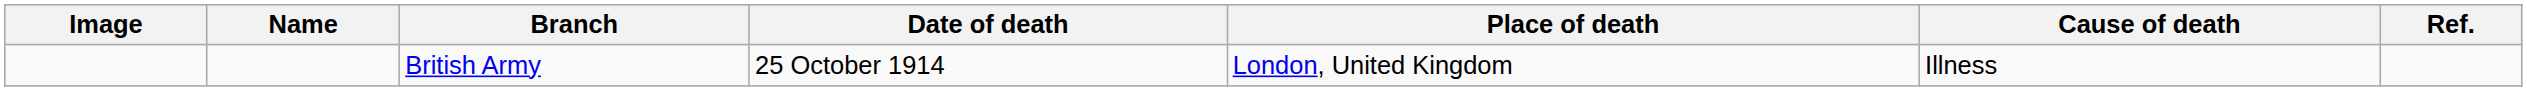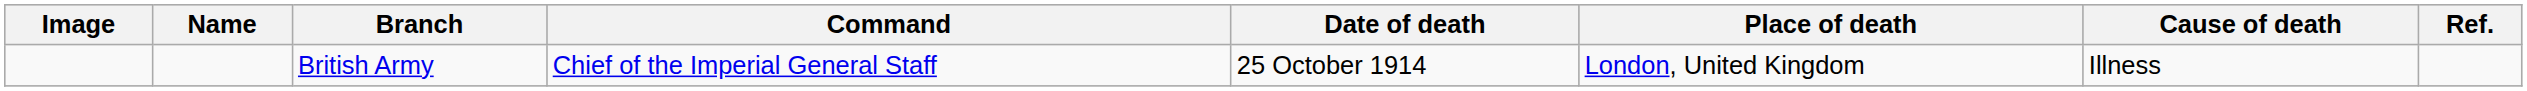+ column: (889, 24)
